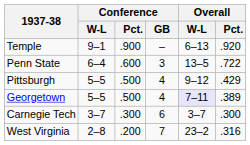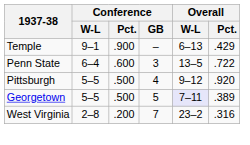(230, 47) .920 -> (224, 47) .429
(230, 81) .429 -> (224, 81) .920
(162, 98) 4 -> (156, 98) 5
- row: (41, 115)
